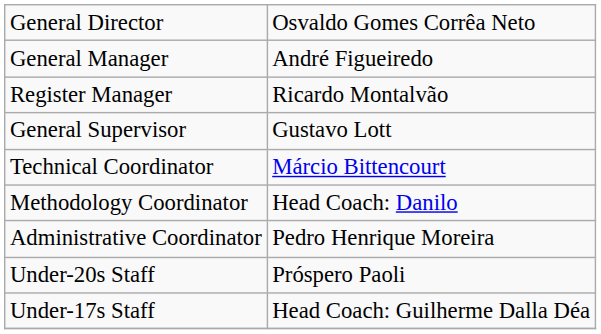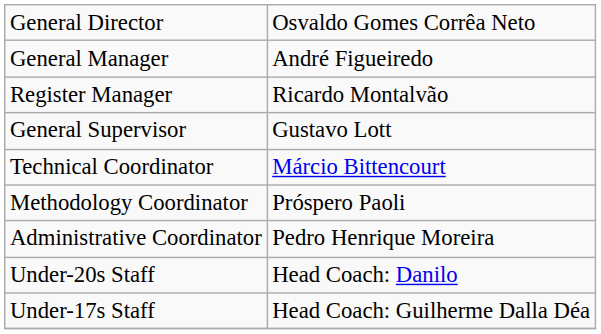(365, 202) Head Coach: Danilo -> (339, 202) Próspero Paoli
(339, 274) Próspero Paoli -> (365, 274) Head Coach: Danilo
